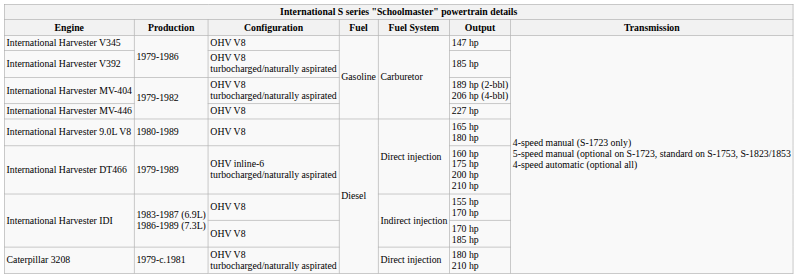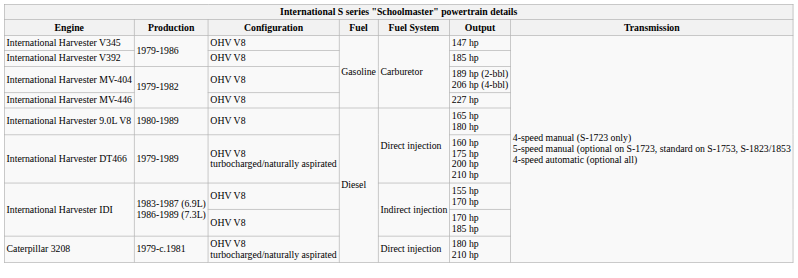(274, 64) OHV V8 turbocharged/naturally aspirated -> (228, 58) OHV V8
(274, 90) OHV V8 turbocharged/naturally aspirated -> (228, 79) OHV V8
(274, 170) OHV inline-6 turbocharged/naturally aspirated -> (274, 159) OHV V8 turbocharged/naturally aspirated
